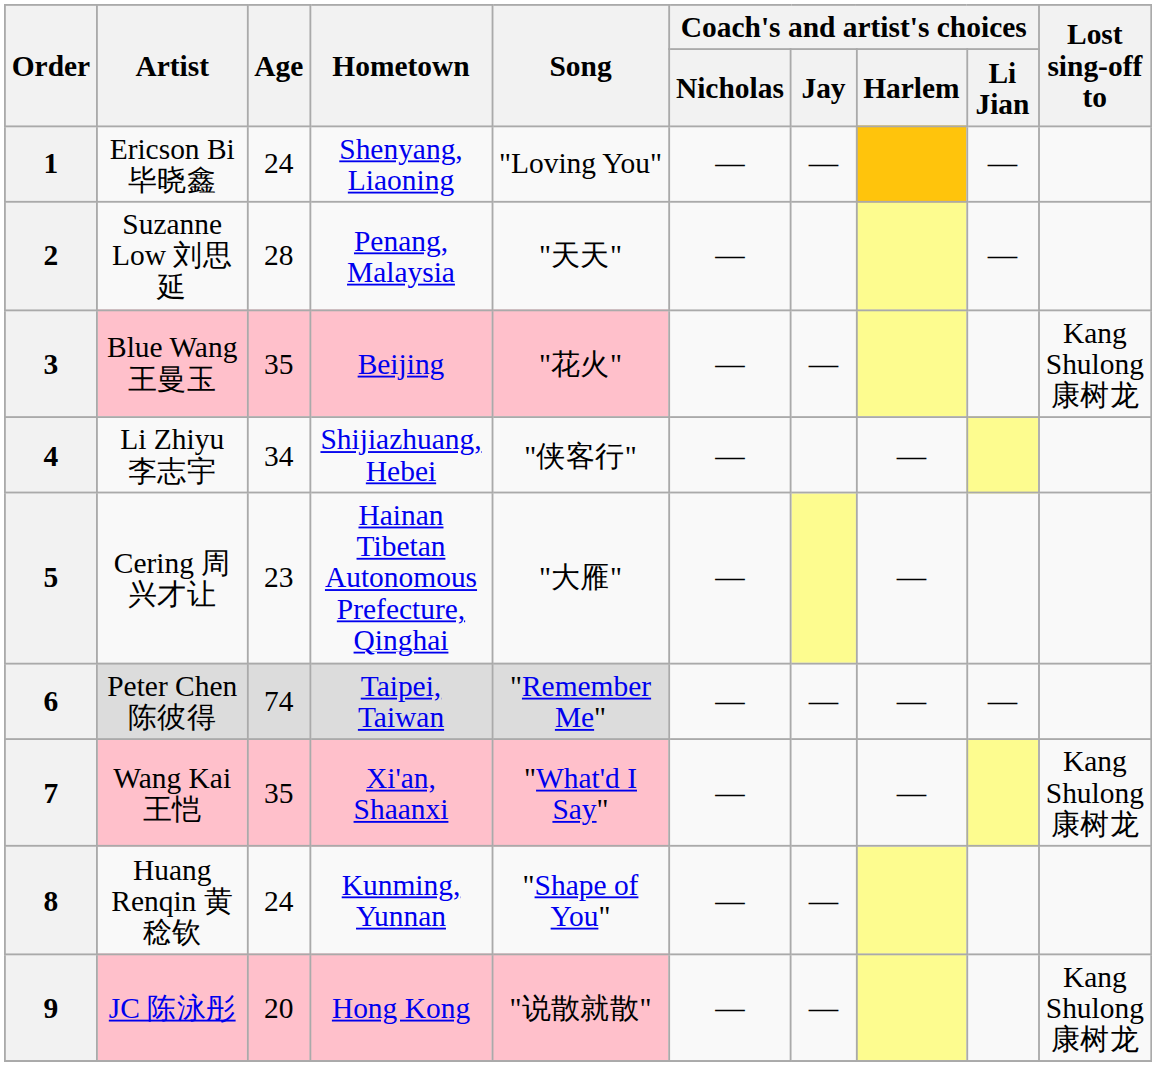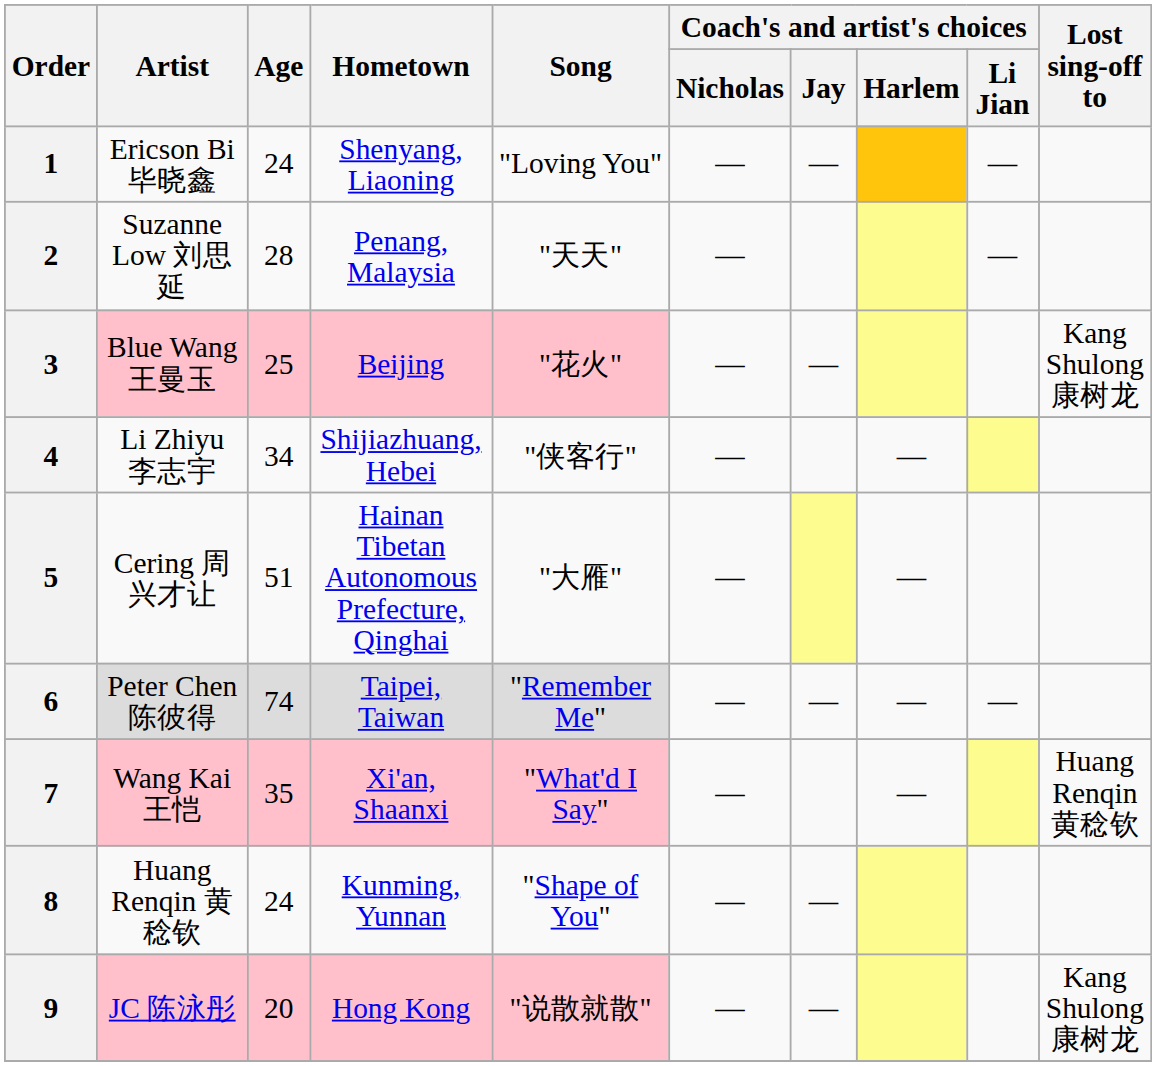(279, 363) 35 -> (279, 363) 25
(279, 578) 23 -> (279, 578) 51
(1095, 793) Kang Shulong 康树龙 -> (1095, 793) Huang Renqin 黄稔钦
